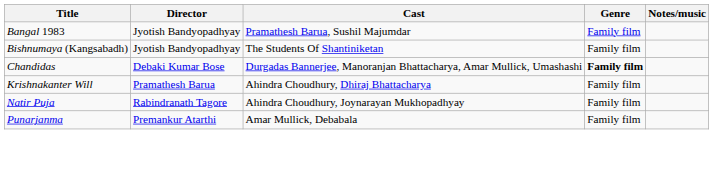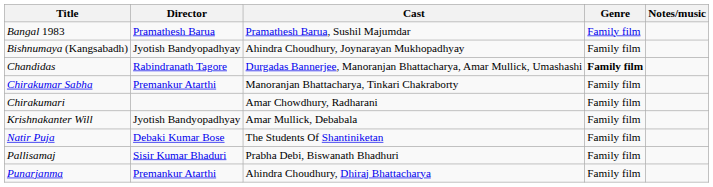(187, 31) Jyotish Bandyopadhyay -> (174, 31) Pramathesh Barua
(314, 48) The Students Of Shantiniketan -> (355, 48) Ahindra Choudhury, Joynarayan Mukhopadhyay
(179, 66) Debaki Kumar Bose -> (180, 66) Rabindranath Tagore
+ row: (50, 84)
+ row: (36, 102)
(174, 84) Pramathesh Barua -> (187, 119) Jyotish Bandyopadhyay
(338, 84) Ahindra Choudhury, Dhiraj Bhattacharya -> (301, 119) Amar Mullick, Debabala
(180, 102) Rabindranath Tagore -> (179, 137) Debaki Kumar Bose
(355, 102) Ahindra Choudhury, Joynarayan Mukhopadhyay -> (314, 137) The Students Of Shantiniketan
+ row: (31, 155)
(301, 119) Amar Mullick, Debabala -> (338, 173) Ahindra Choudhury, Dhiraj Bhattacharya
